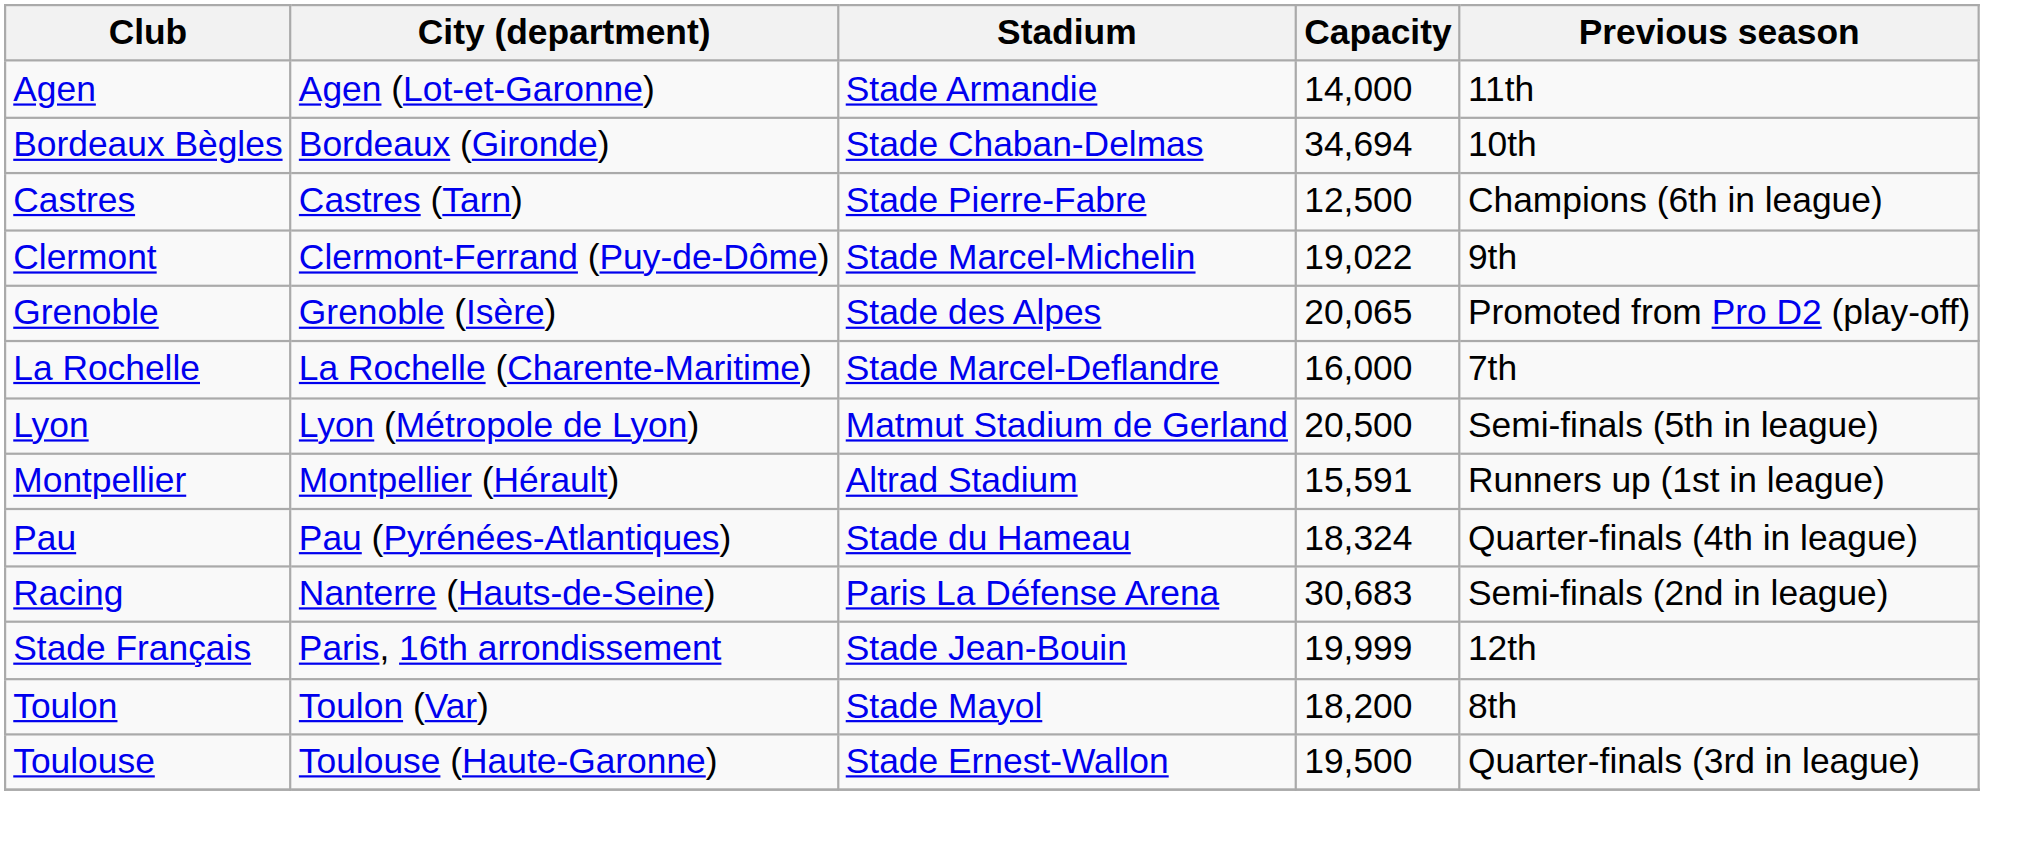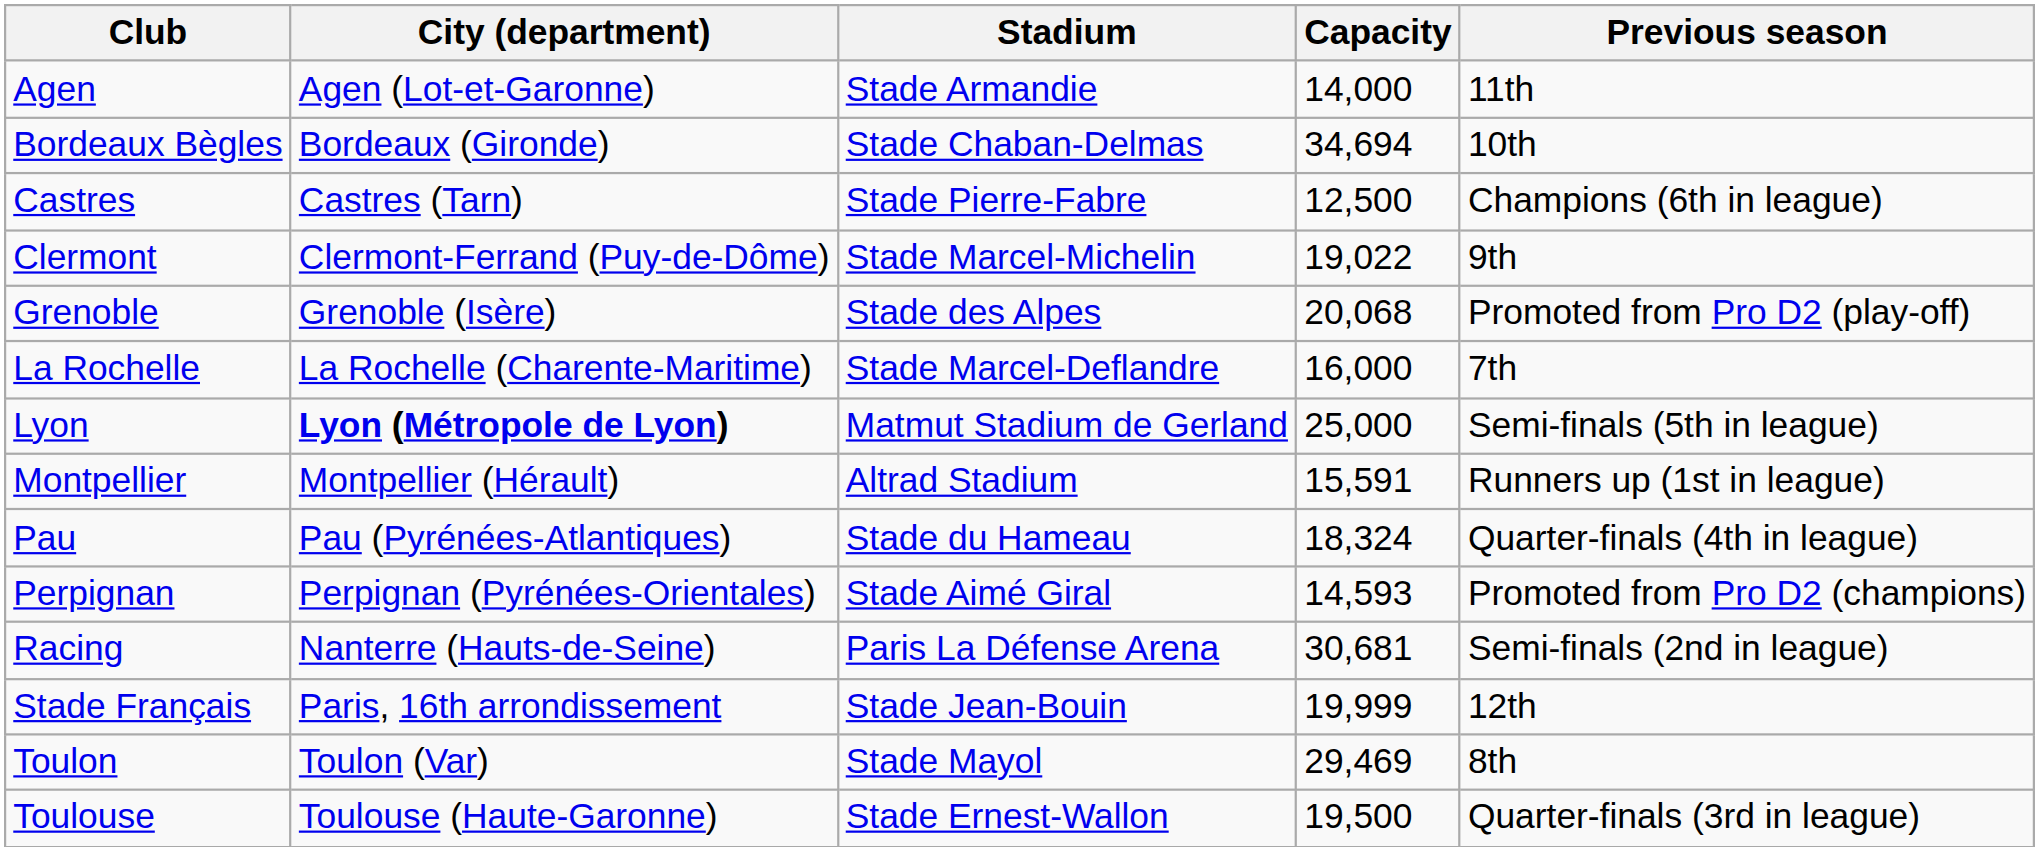(1358, 312) 20,065 -> (1358, 312) 20,068
(499, 425) normal -> (514, 425) bold
(1358, 425) 20,500 -> (1358, 425) 25,000
+ row: (94, 593)
(1358, 593) 30,683 -> (1358, 649) 30,681
(1358, 705) 18,200 -> (1358, 761) 29,469
